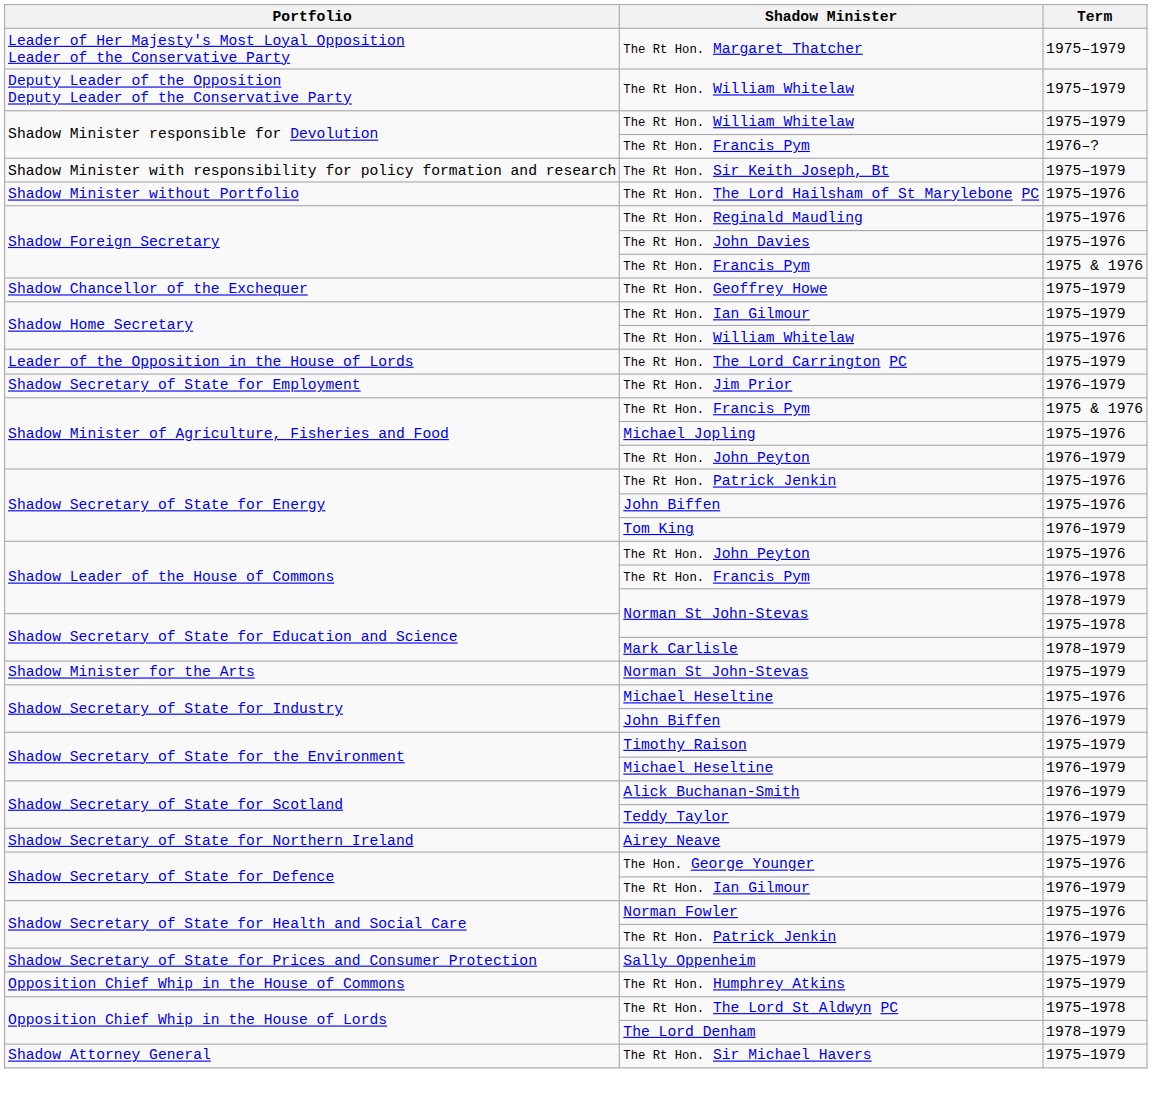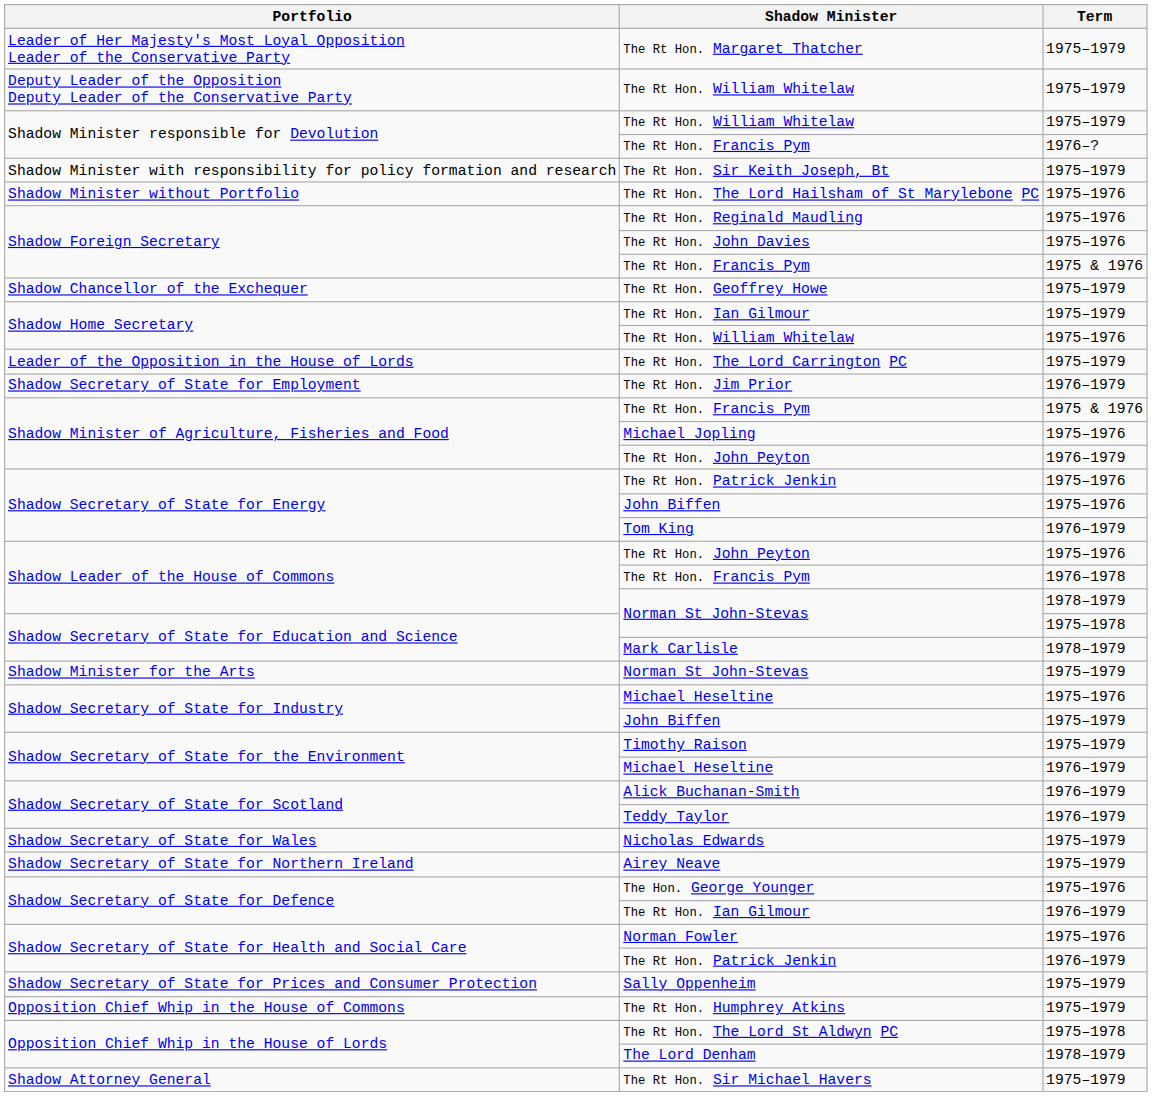(1086, 721) 1976–1979 -> (1086, 721) 1975–1979
+ row: (162, 841)
